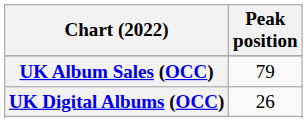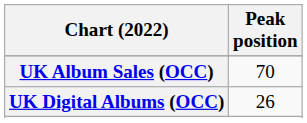(265, 71) 79 -> (265, 71) 70
